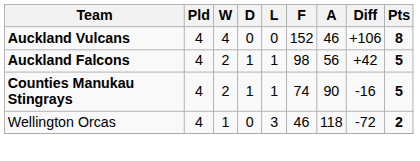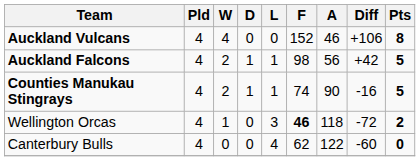(302, 122) normal -> (302, 122) bold
+ row: (60, 144)
